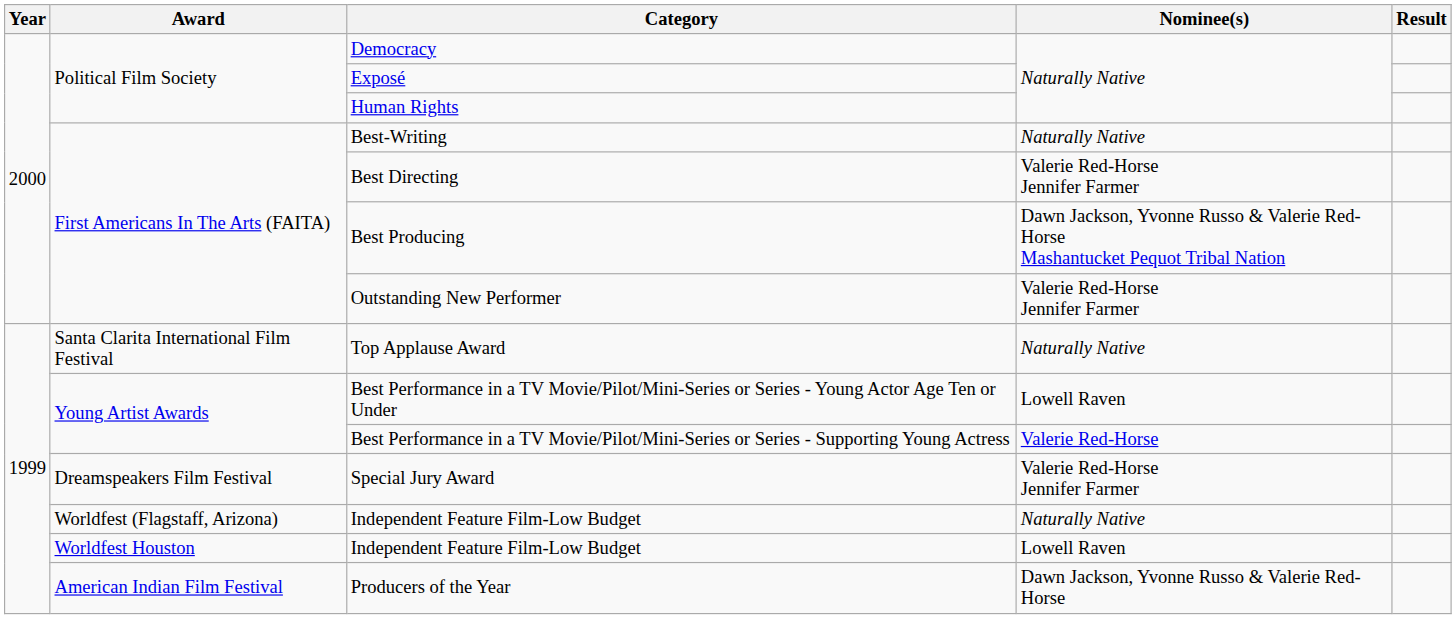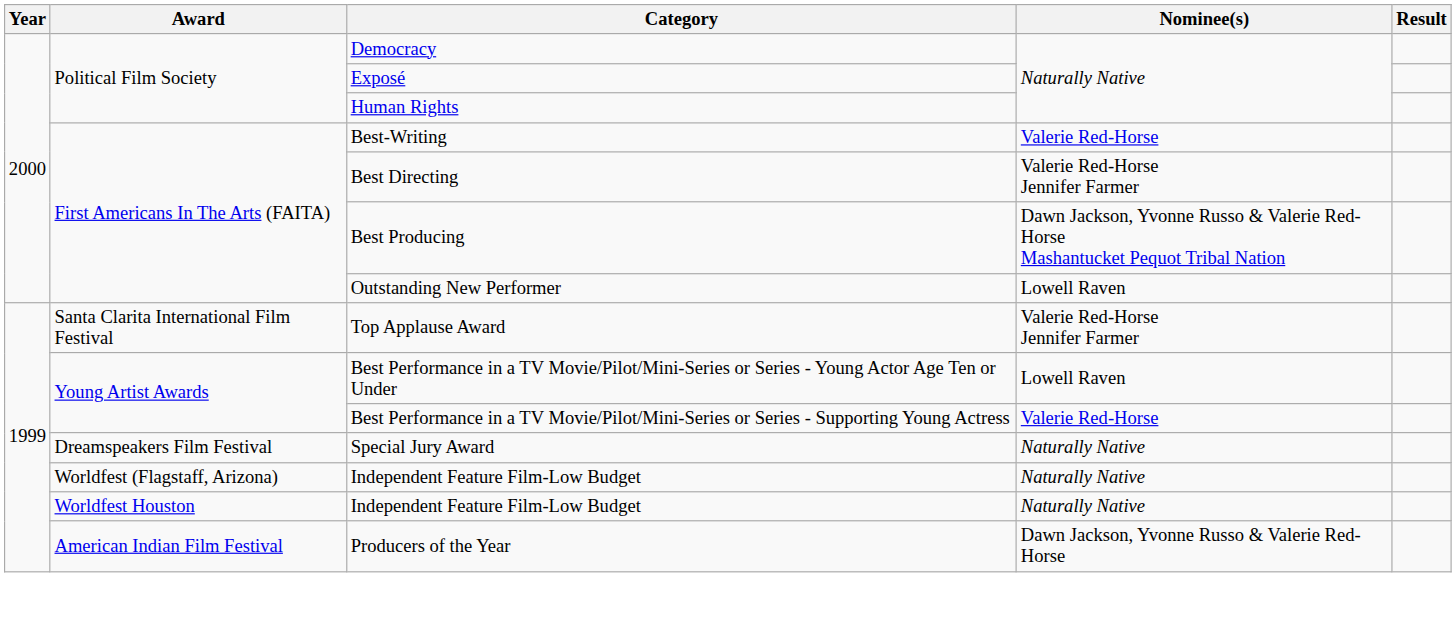(1083, 136) Naturally Native -> (1090, 136) Valerie Red-Horse
(1090, 298) Valerie Red-Horse Jennifer Farmer -> (1073, 287) Lowell Raven
(1083, 348) Naturally Native -> (1090, 327) Valerie Red-Horse Jennifer Farmer
(1090, 478) Valerie Red-Horse Jennifer Farmer -> (1083, 447) Naturally Native
(1073, 548) Lowell Raven -> (1083, 506) Naturally Native
